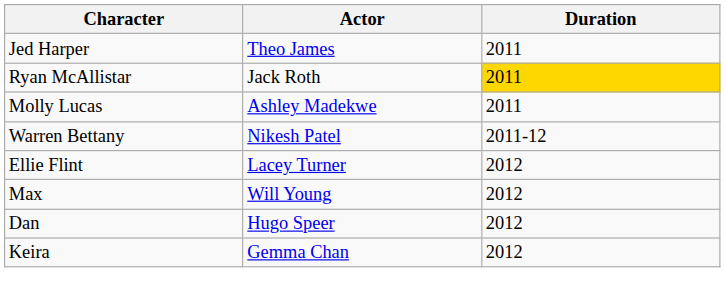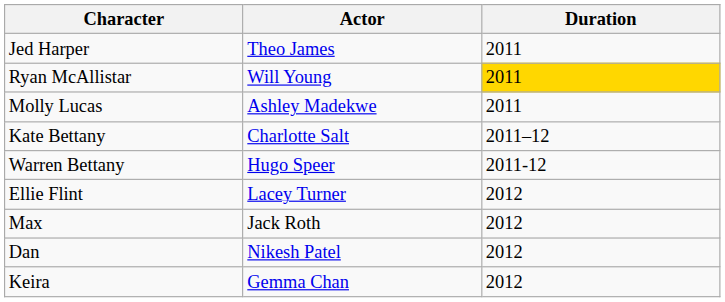(284, 77) Jack Roth -> (289, 77) Will Young
+ row: (57, 135)
(294, 135) Nikesh Patel -> (291, 164) Hugo Speer
(289, 194) Will Young -> (284, 223) Jack Roth
(291, 223) Hugo Speer -> (294, 252) Nikesh Patel
